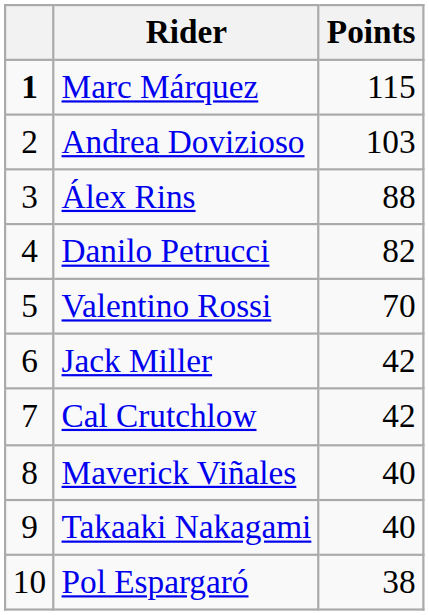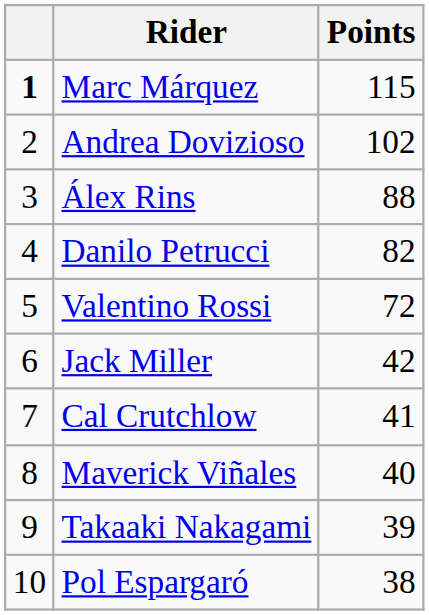(391, 141) 103 -> (391, 141) 102
(399, 306) 70 -> (399, 306) 72
(399, 416) 42 -> (399, 416) 41
(399, 526) 40 -> (399, 526) 39
